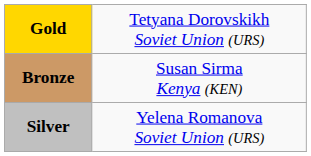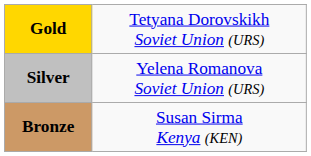rows swapped: (48, 126) <-> (48, 77)
